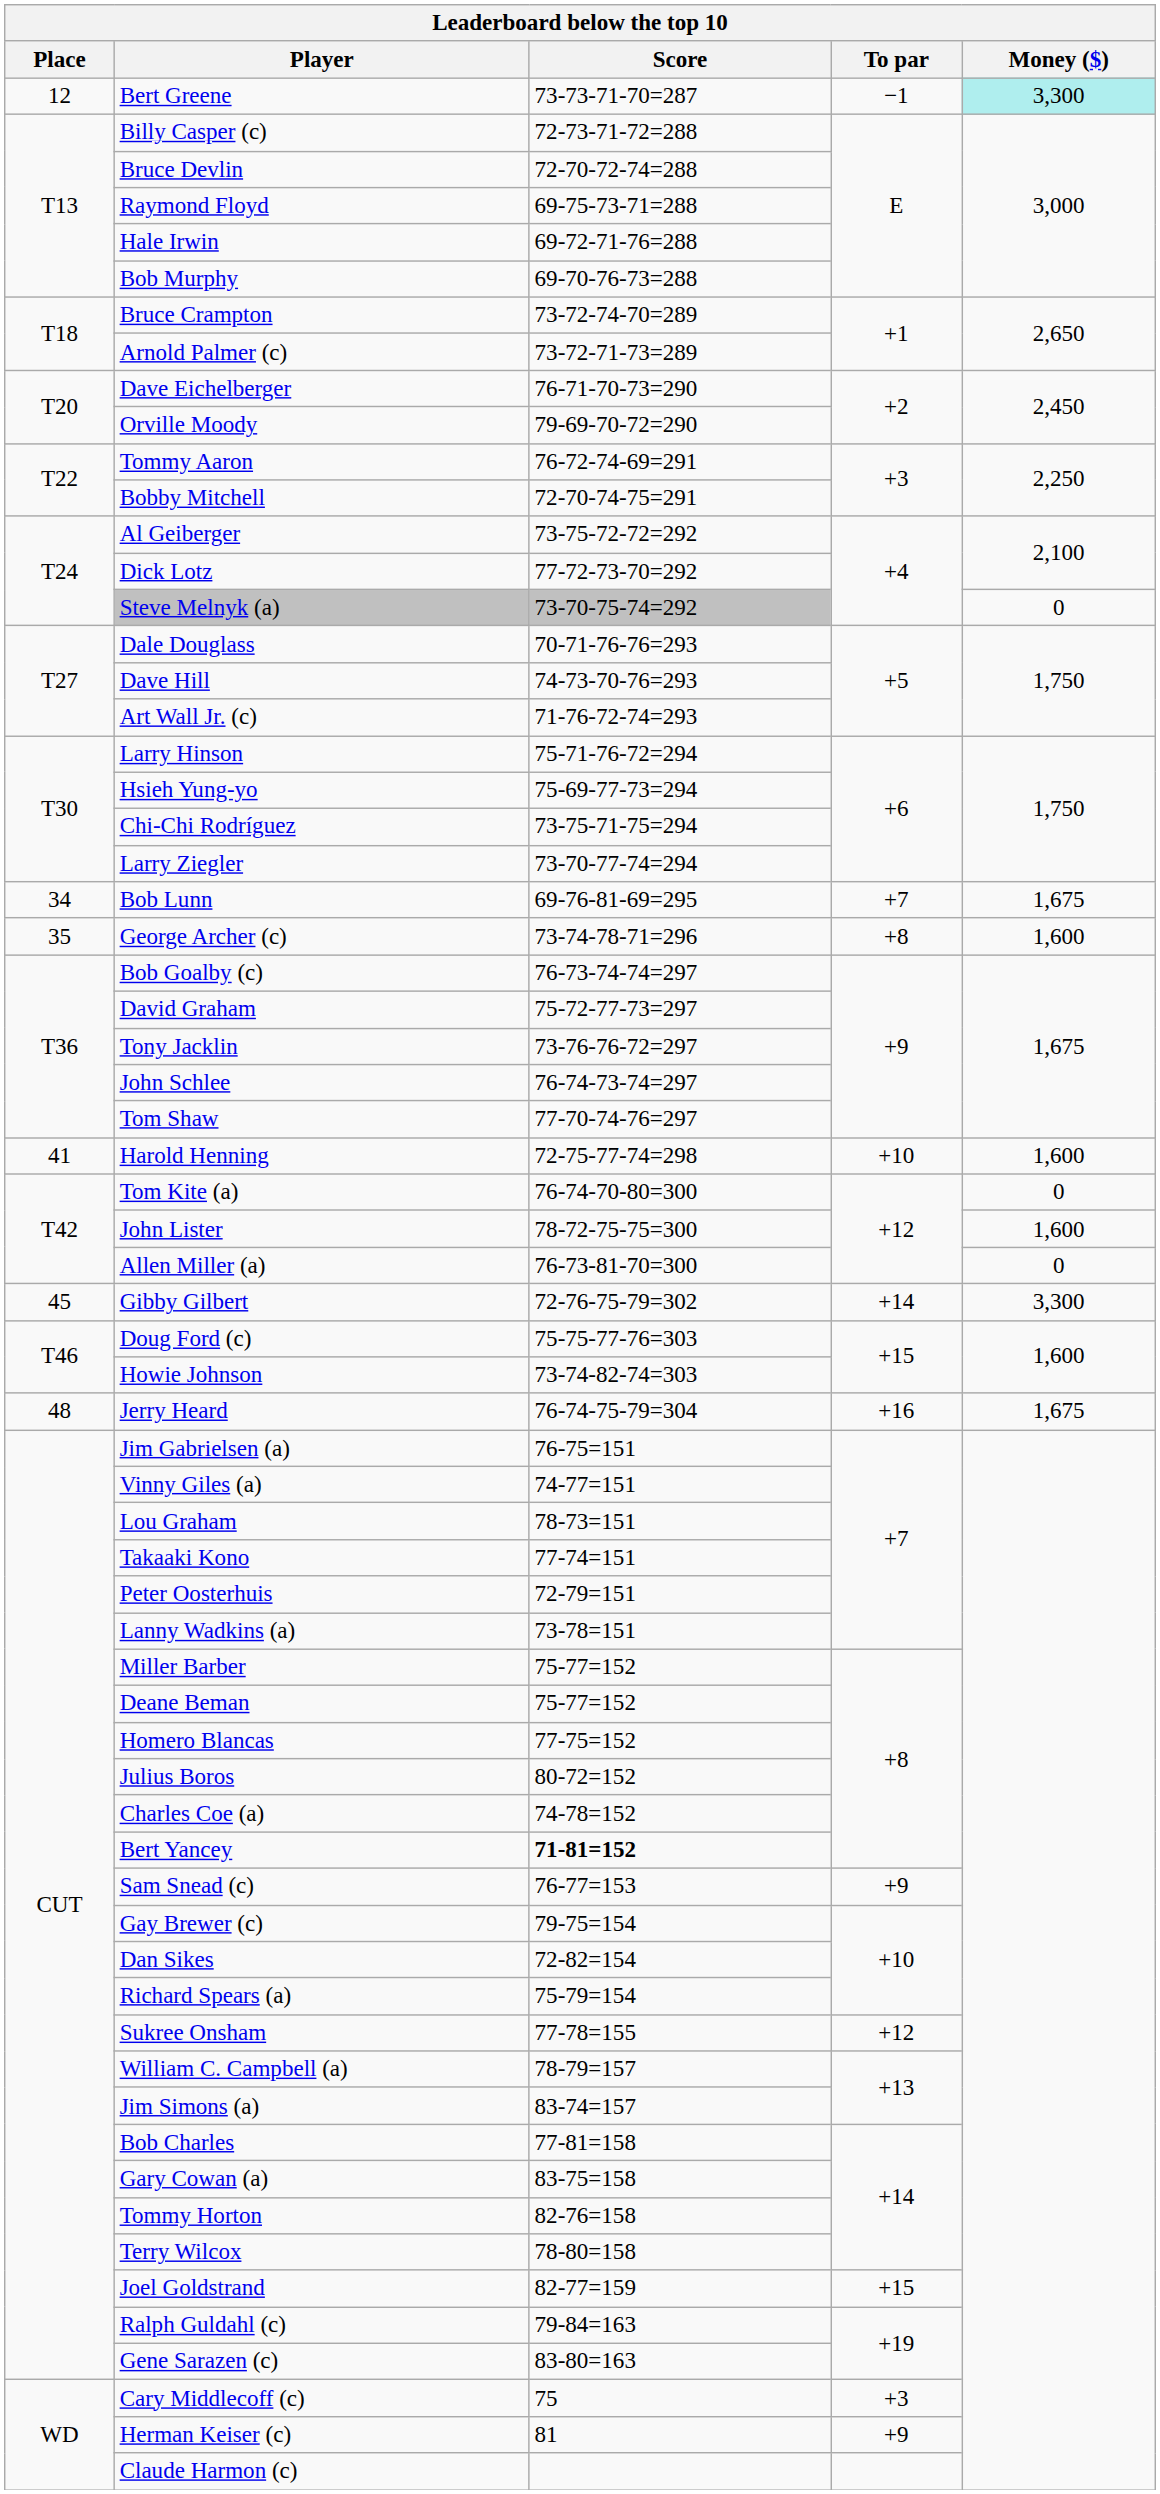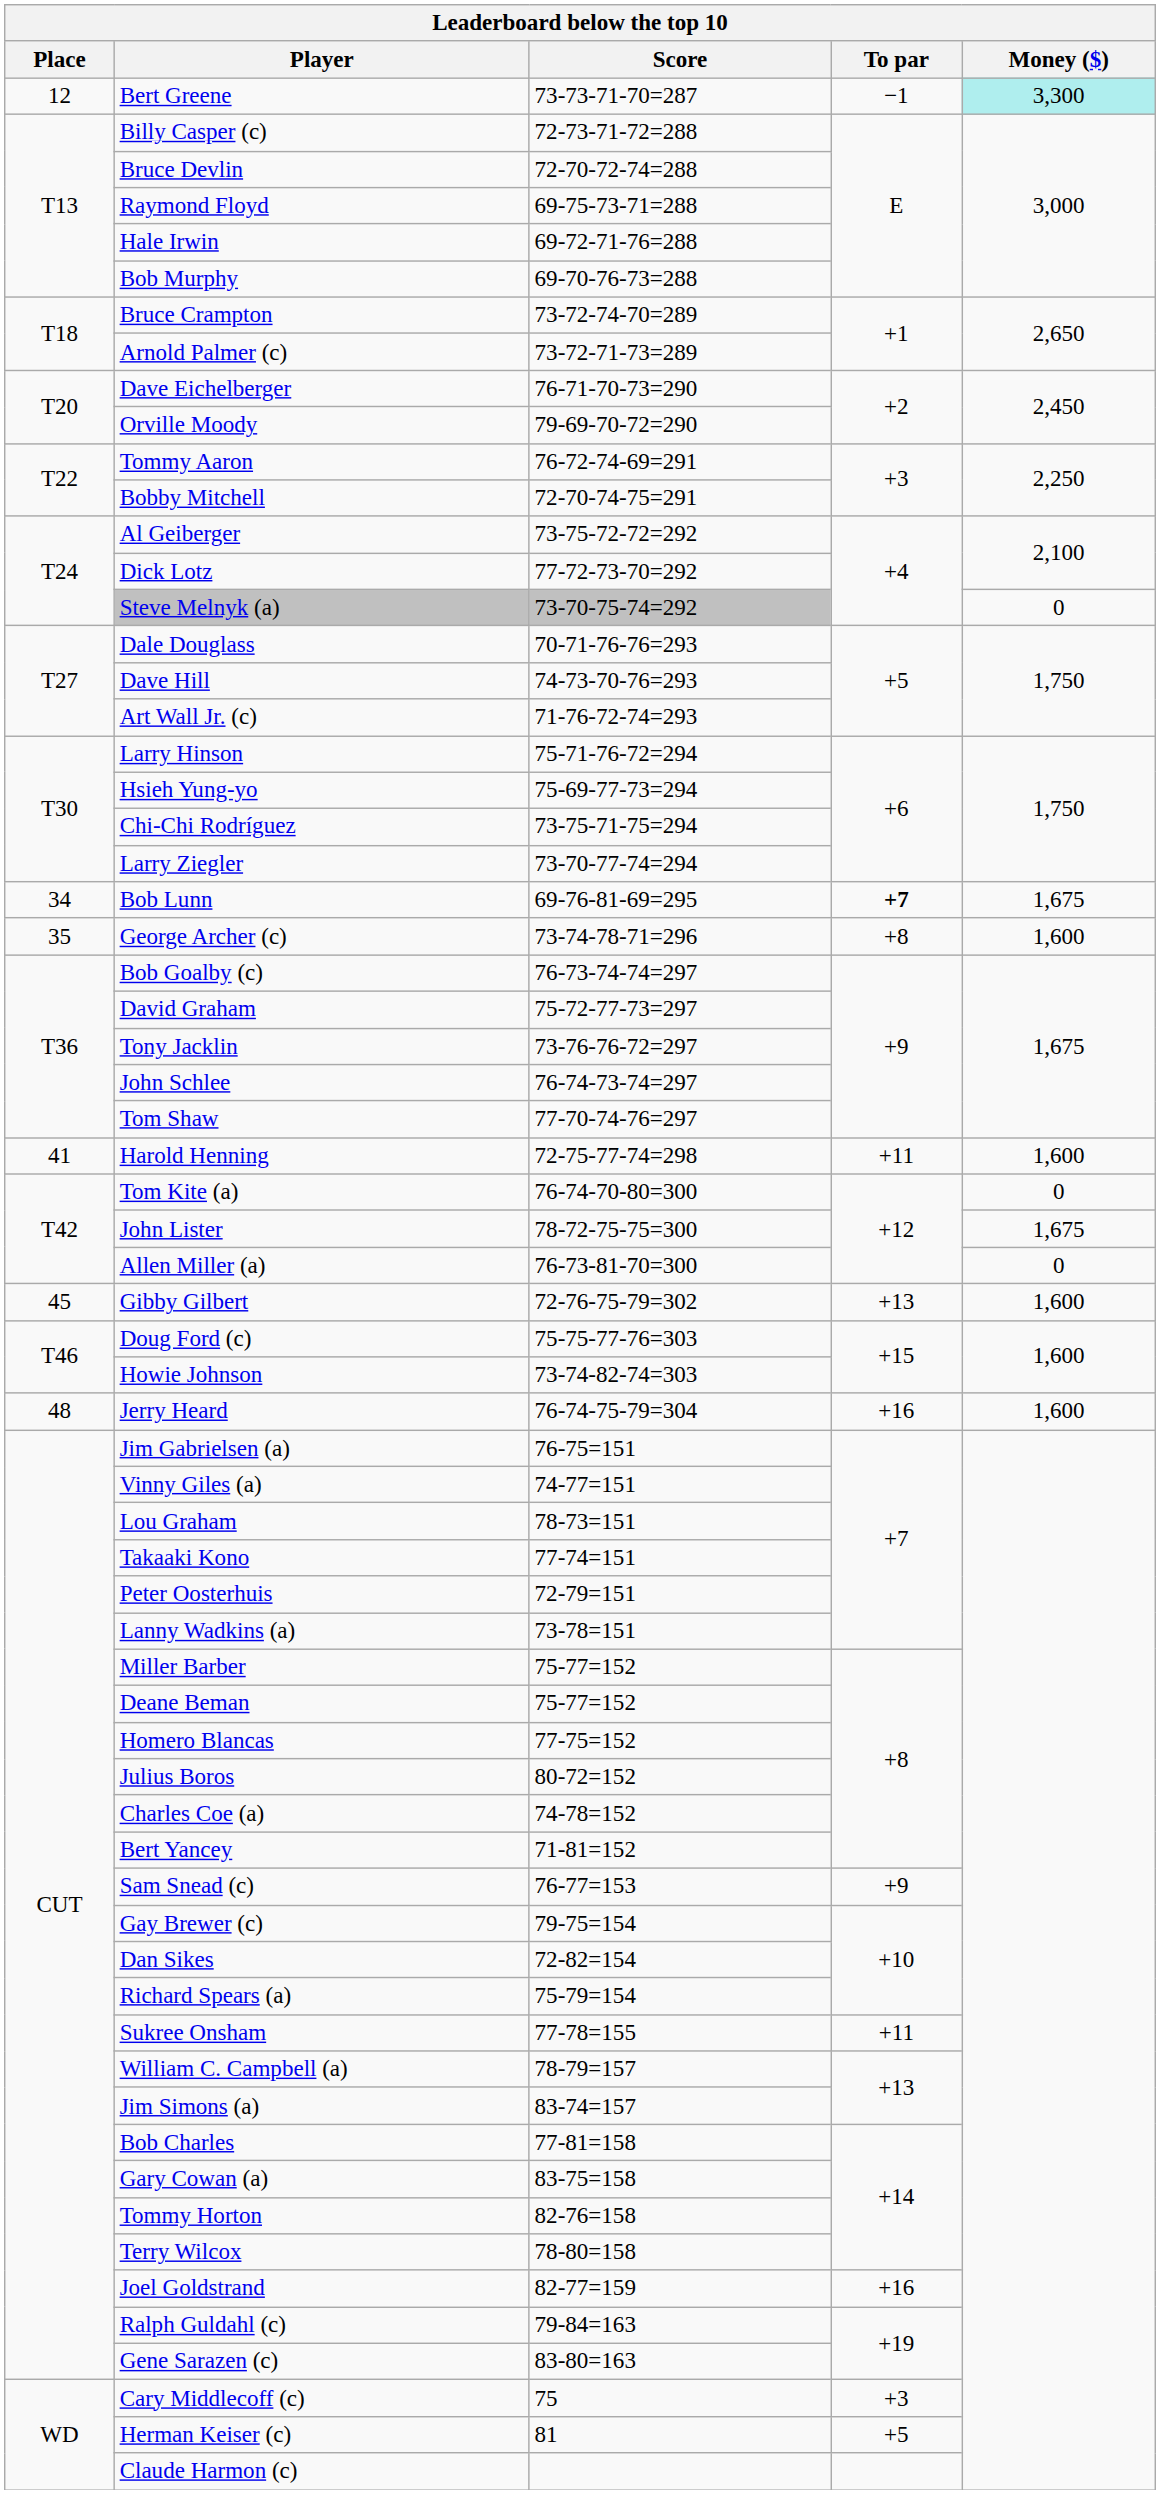(896, 899) normal -> (896, 899) bold
(896, 1155) +10 -> (896, 1155) +11
(1059, 1228) 1,600 -> (1059, 1228) 1,675
(896, 1301) +14 -> (896, 1301) +13
(1059, 1301) 3,300 -> (1059, 1301) 1,600
(1059, 1411) 1,675 -> (1059, 1411) 1,600
(585, 1849) bold -> (585, 1849) normal
(896, 2032) +12 -> (896, 2032) +11
(896, 2288) +15 -> (896, 2288) +16
(896, 2434) +9 -> (896, 2434) +5
